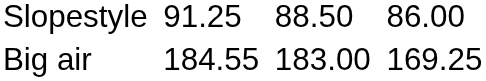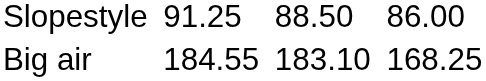(323, 60) 183.00 -> (323, 60) 183.10
(434, 60) 169.25 -> (434, 60) 168.25
